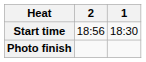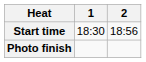columns swapped: (124, 13) <-> (91, 13)
